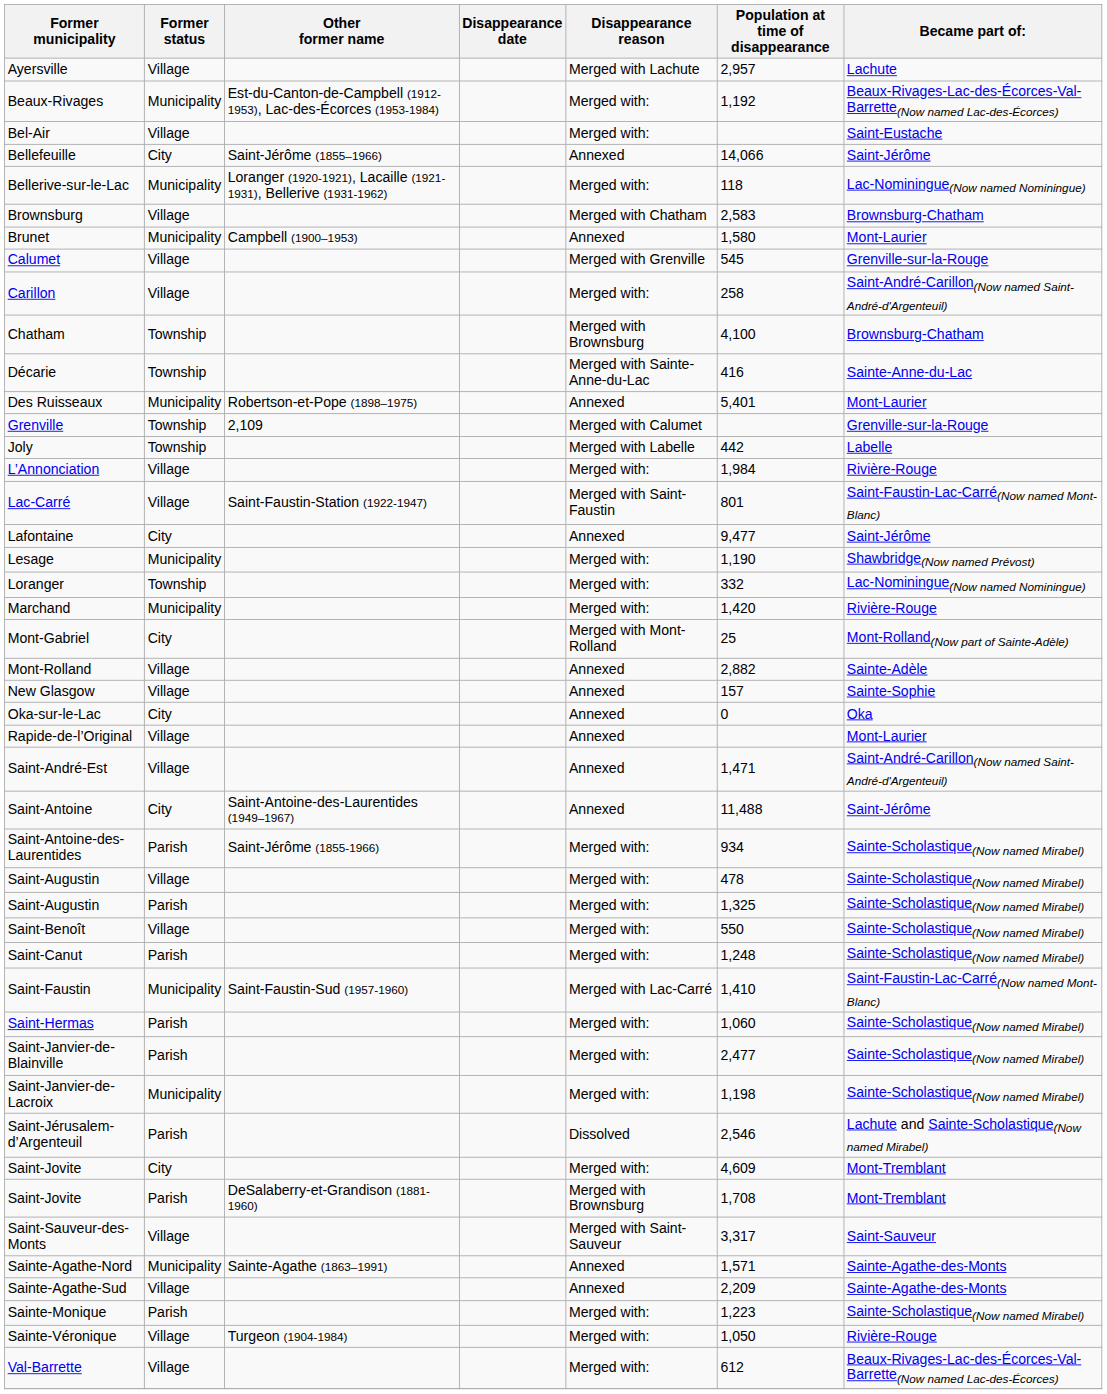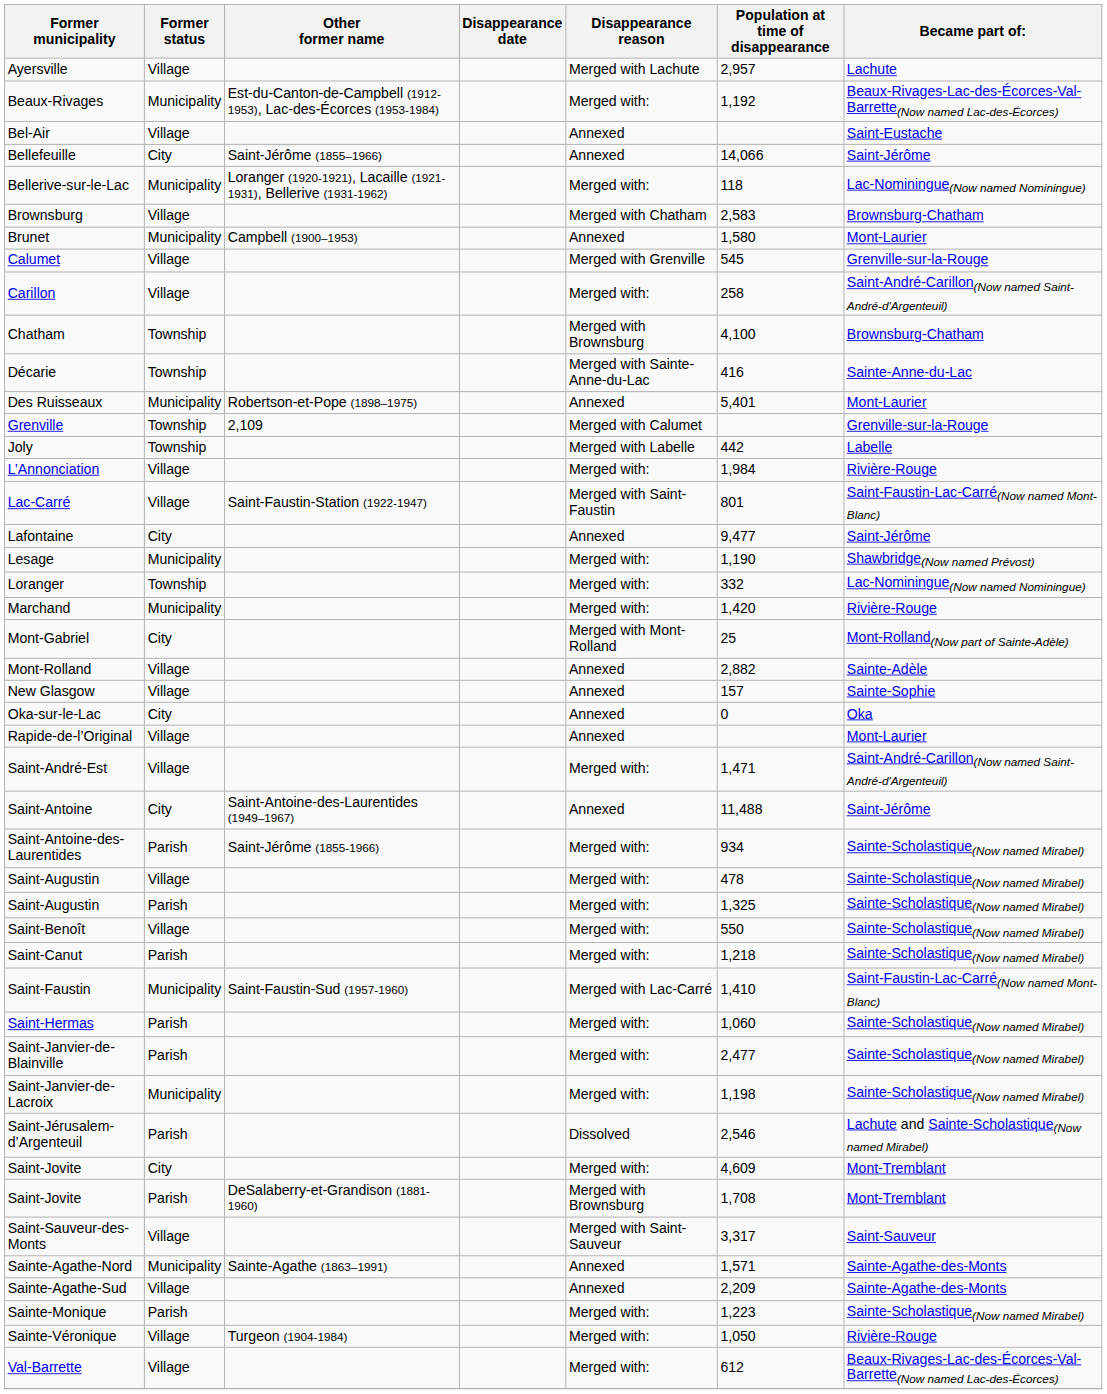(609, 132) Merged with: -> (597, 132) Annexed
(597, 769) Annexed -> (609, 769) Merged with:
(738, 955) 1,248 -> (738, 955) 1,218
